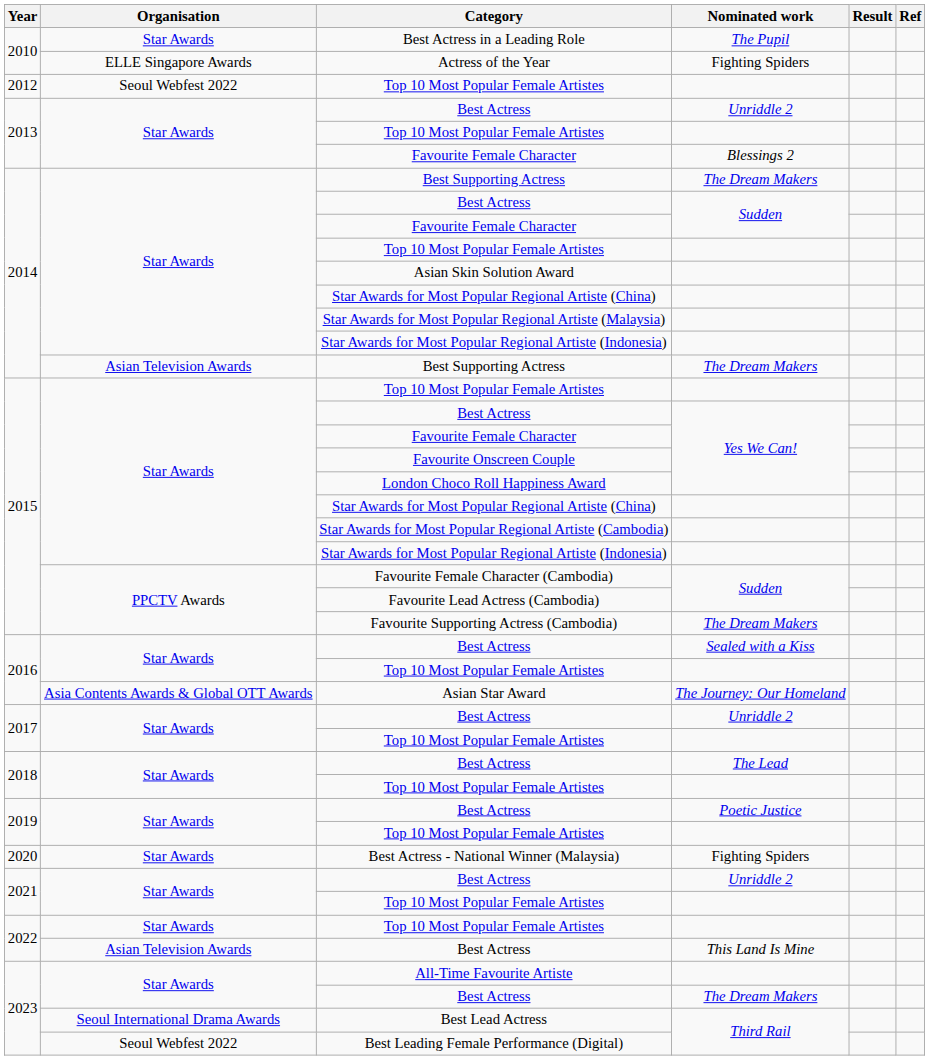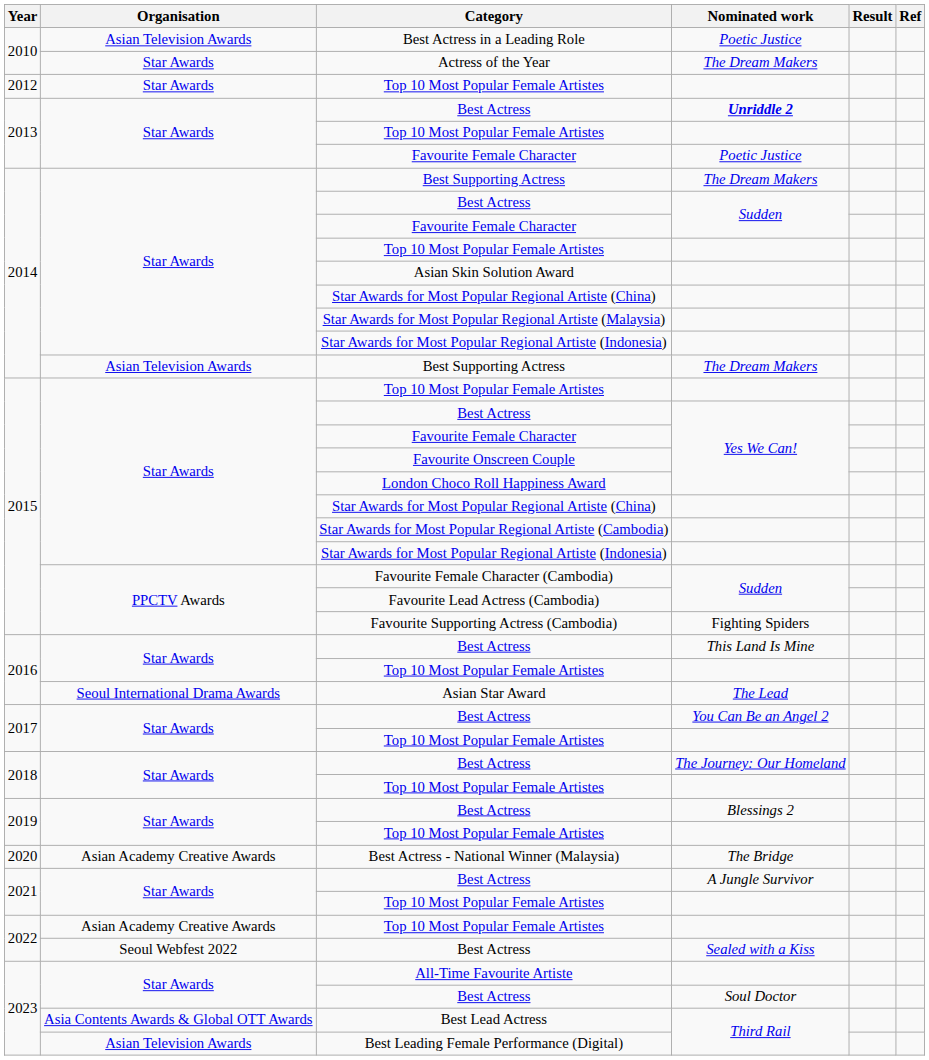(178, 39) Star Awards -> (178, 39) Asian Television Awards
(760, 39) The Pupil -> (760, 39) Poetic Justice
(178, 62) ELLE Singapore Awards -> (178, 62) Star Awards
(760, 62) Fighting Spiders -> (760, 62) The Dream Makers
(178, 86) Seoul Webfest 2022 -> (178, 86) Star Awards
(760, 109) normal -> (760, 109) bold
(760, 156) Blessings 2 -> (760, 156) Poetic Justice
(760, 623) The Dream Makers -> (760, 623) Fighting Spiders
(760, 646) Sealed with a Kiss -> (760, 646) This Land Is Mine
(178, 693) Asia Contents Awards & Global OTT Awards -> (178, 693) Seoul International Drama Awards
(760, 693) The Journey: Our Homeland -> (760, 693) The Lead
(760, 716) Unriddle 2 -> (760, 716) You Can Be an Angel 2
(760, 763) The Lead -> (760, 763) The Journey: Our Homeland
(760, 809) Poetic Justice -> (760, 809) Blessings 2
(178, 856) Star Awards -> (178, 856) Asian Academy Creative Awards
(760, 856) Fighting Spiders -> (760, 856) The Bridge
(760, 879) Unriddle 2 -> (760, 879) A Jungle Survivor
(178, 926) Star Awards -> (178, 926) Asian Academy Creative Awards
(178, 949) Asian Television Awards -> (178, 949) Seoul Webfest 2022
(760, 949) This Land Is Mine -> (760, 949) Sealed with a Kiss
(760, 996) The Dream Makers -> (760, 996) Soul Doctor
(178, 1020) Seoul International Drama Awards -> (178, 1020) Asia Contents Awards & Global OTT Awards
(178, 1043) Seoul Webfest 2022 -> (178, 1043) Asian Television Awards
